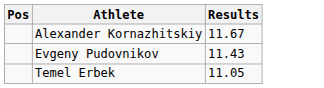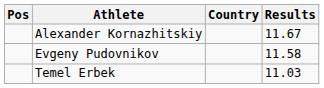+ column: (234, 14)
(226, 54) 11.43 -> (283, 54) 11.58
(226, 73) 11.05 -> (283, 73) 11.03
